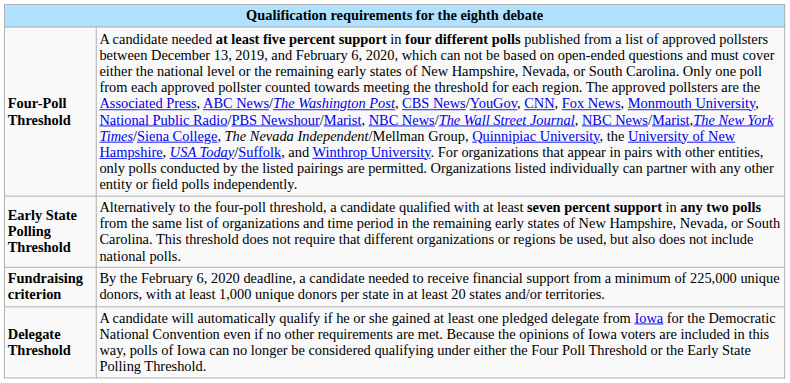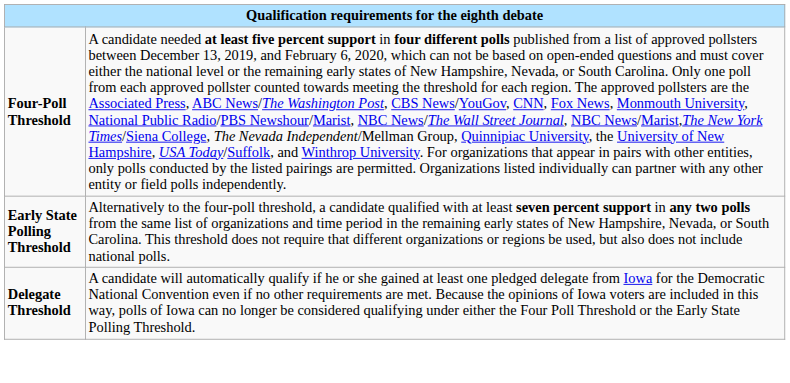- row: (45, 286)
